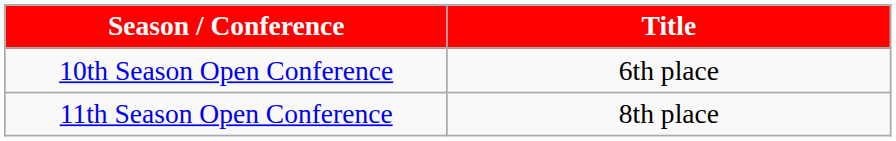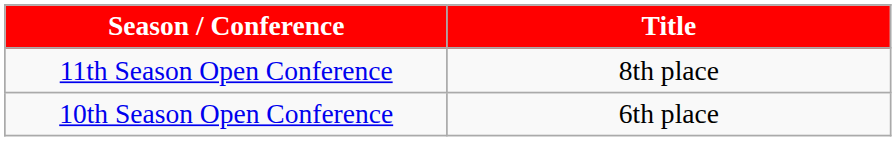rows swapped: (226, 69) <-> (226, 113)
